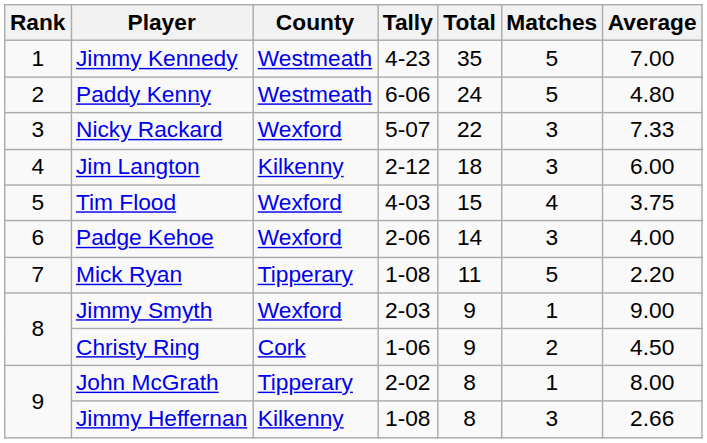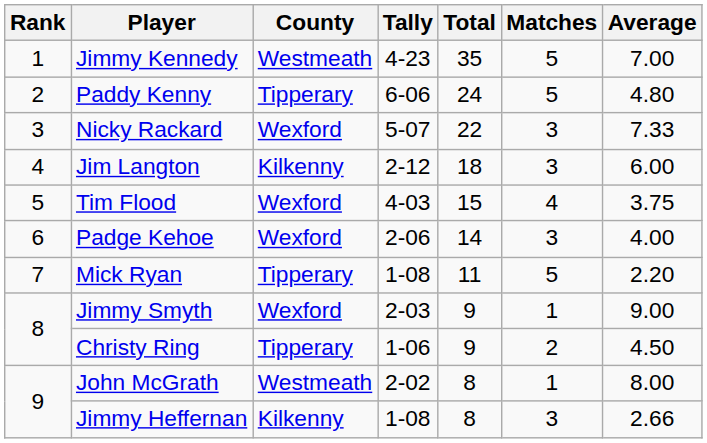(315, 94) Westmeath -> (305, 94) Tipperary
(282, 346) Cork -> (305, 346) Tipperary
(305, 382) Tipperary -> (315, 382) Westmeath
